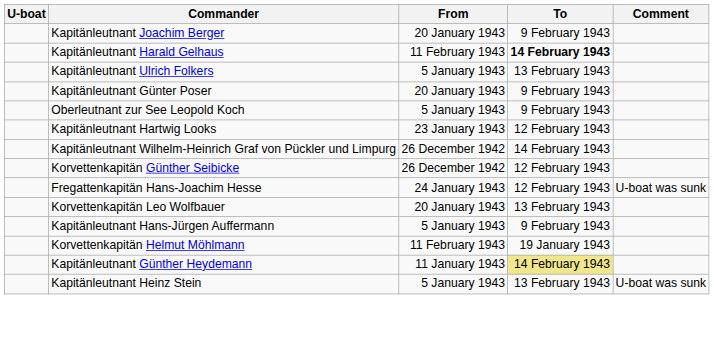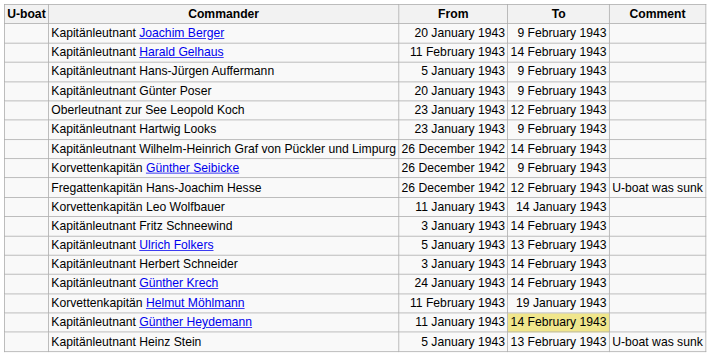(560, 52) bold -> (559, 52) normal
rows swapped: (132, 71) <-> (163, 226)
(463, 110) 5 January 1943 -> (460, 110) 23 January 1943
(565, 110) 9 February 1943 -> (559, 110) 12 February 1943
(562, 129) 12 February 1943 -> (562, 129) 9 February 1943
(562, 168) 12 February 1943 -> (562, 168) 9 February 1943
(460, 187) 24 January 1943 -> (453, 187) 26 December 1942
(460, 206) 20 January 1943 -> (460, 206) 11 January 1943
(562, 206) 13 February 1943 -> (561, 206) 14 January 1943
+ row: (142, 226)
+ row: (145, 264)
+ row: (135, 284)
